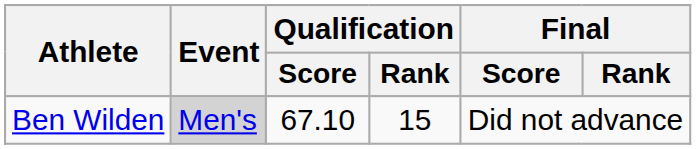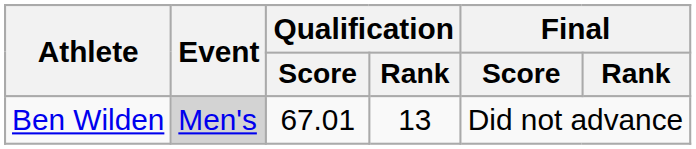(318, 121) 67.10 -> (318, 121) 67.01
(415, 121) 15 -> (415, 121) 13
